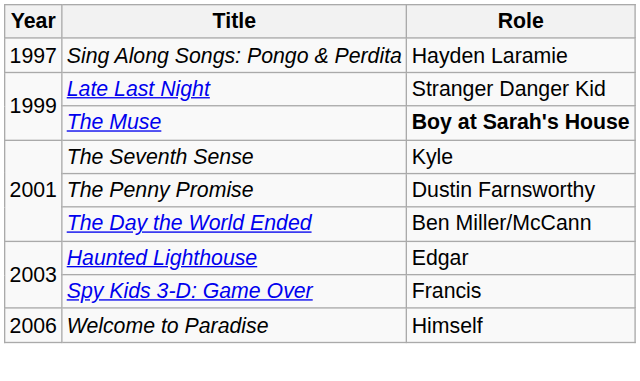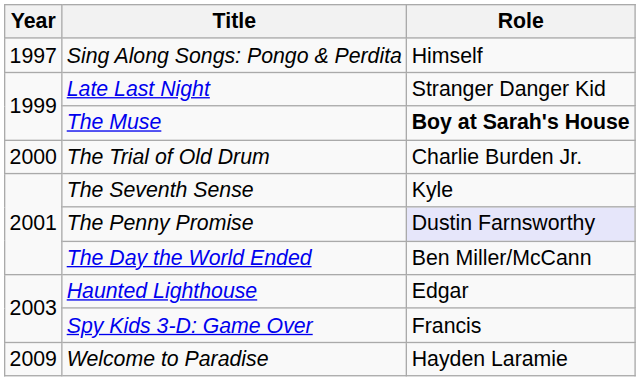(490, 55) Hayden Laramie -> (447, 55) Himself
+ row: (168, 156)
(503, 190) no background -> (503, 223) lavender background
(33, 325) 2006 -> (33, 358) 2009
(447, 325) Himself -> (490, 358) Hayden Laramie
